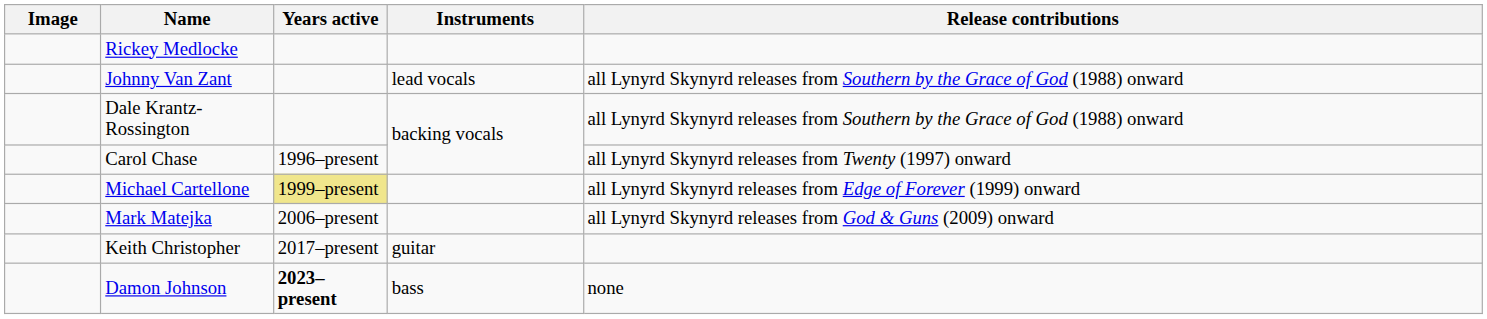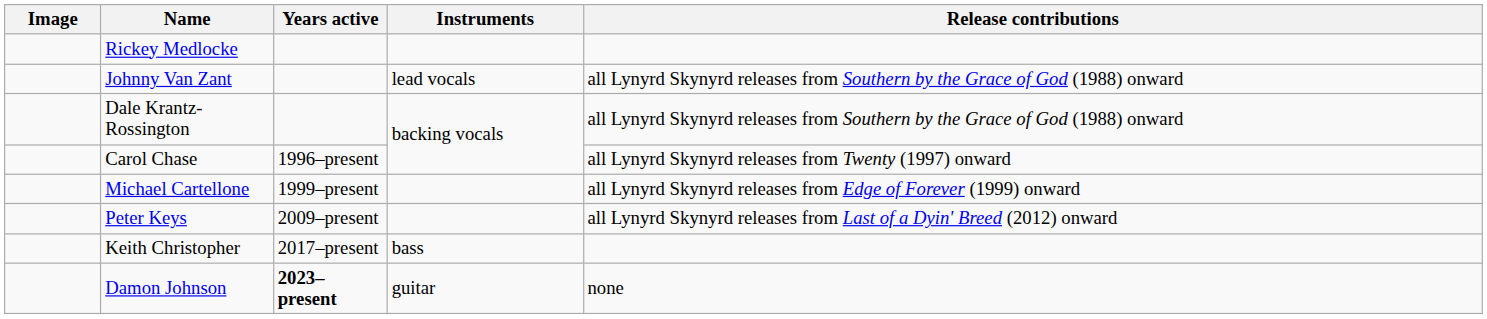(328, 188) khaki background -> (328, 188) no background
- row: (159, 218)
+ row: (146, 218)
(413, 248) guitar -> (408, 248) bass
(408, 288) bass -> (413, 288) guitar
